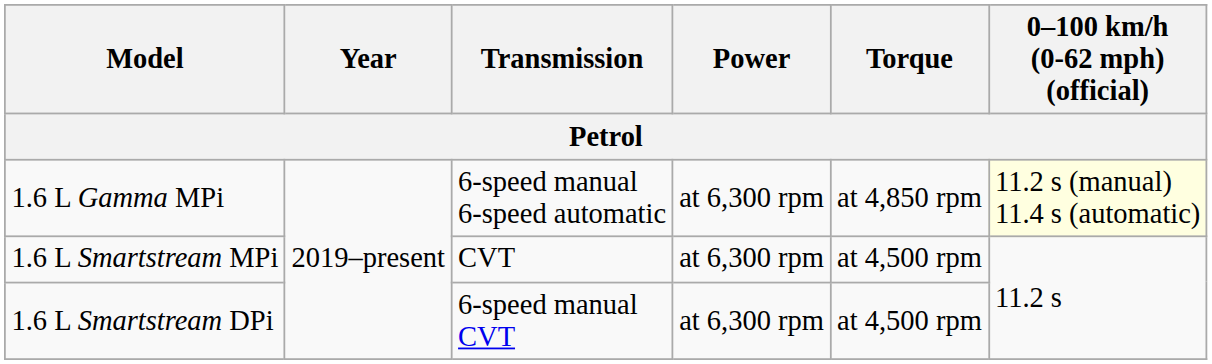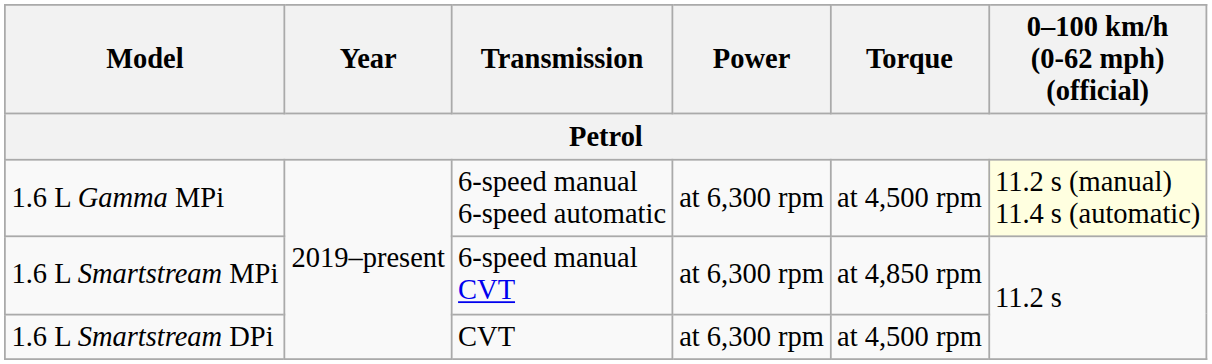(909, 197) at 4,850 rpm -> (909, 197) at 4,500 rpm
(487, 258) CVT -> (548, 274) 6-speed manual CVT
(909, 258) at 4,500 rpm -> (909, 274) at 4,850 rpm
(548, 319) 6-speed manual CVT -> (487, 335) CVT
